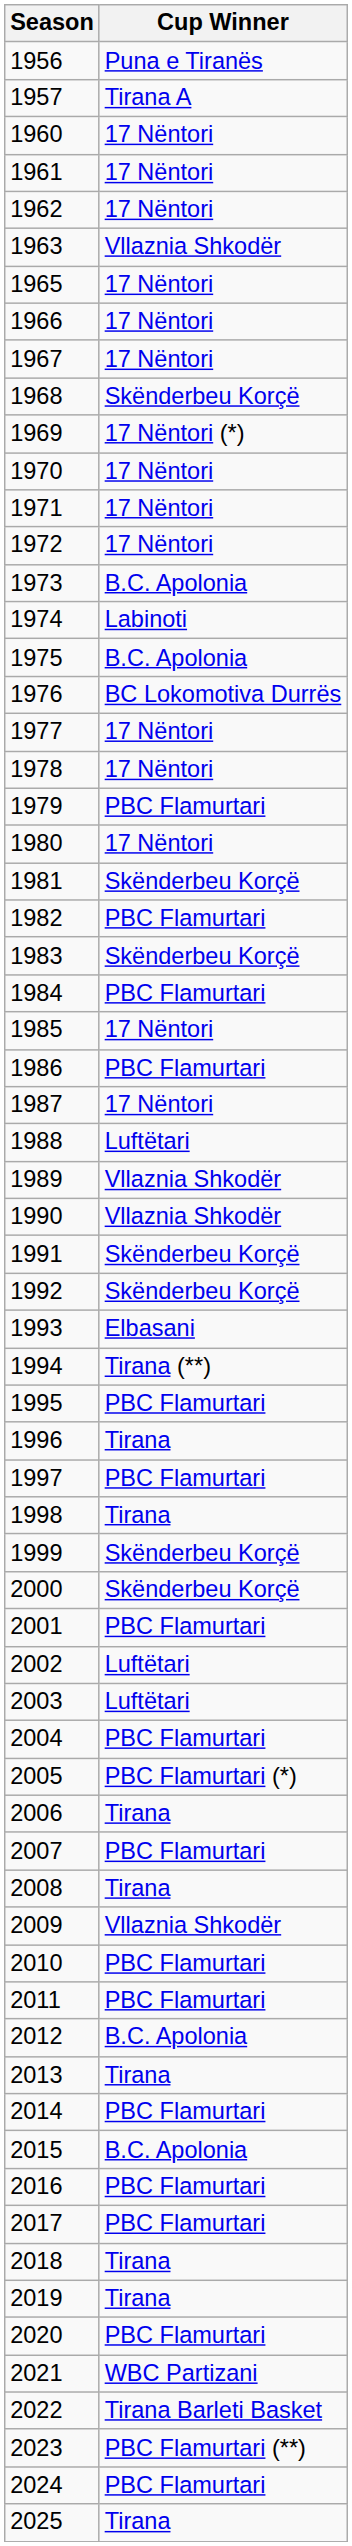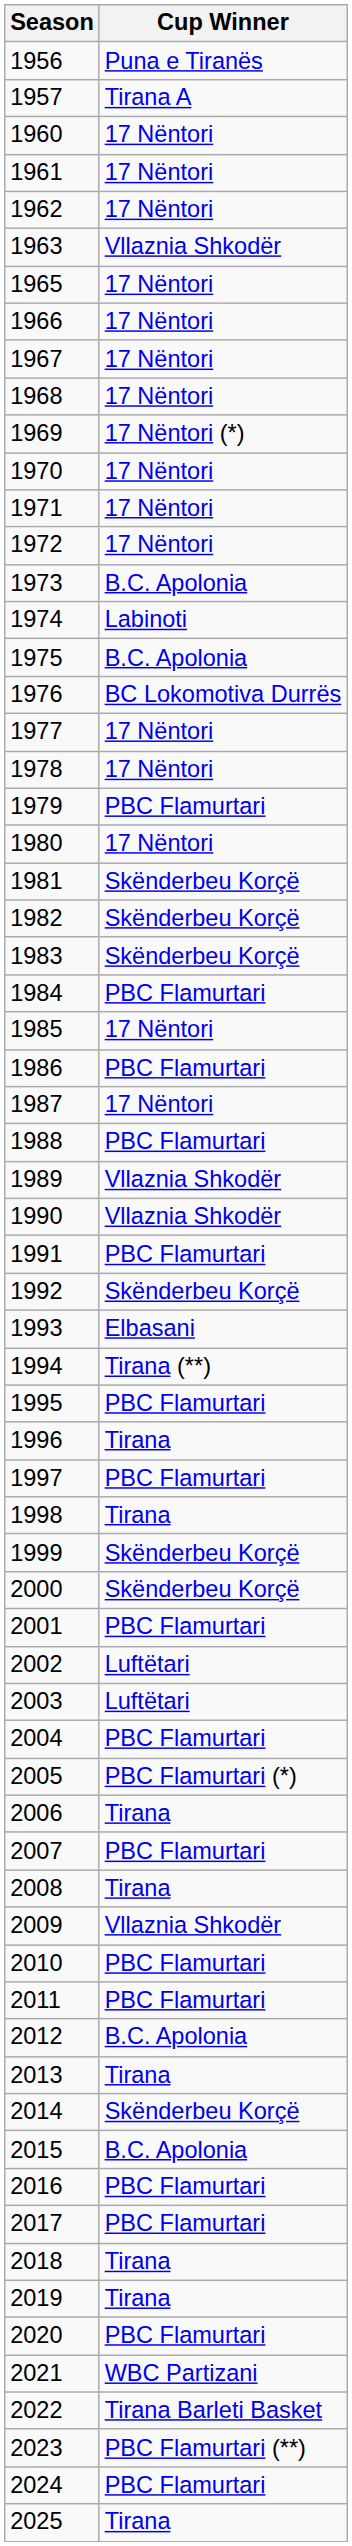(202, 396) Skënderbeu Korçë -> (159, 396) 17 Nëntori
(185, 918) PBC Flamurtari -> (202, 918) Skënderbeu Korçë
(147, 1142) Luftëtari -> (185, 1142) PBC Flamurtari
(202, 1254) Skënderbeu Korçë -> (185, 1254) PBC Flamurtari
(185, 2112) PBC Flamurtari -> (202, 2112) Skënderbeu Korçë
